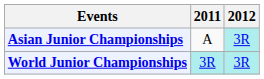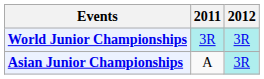rows swapped: (95, 39) <-> (97, 63)
